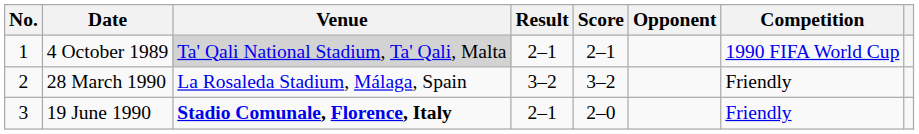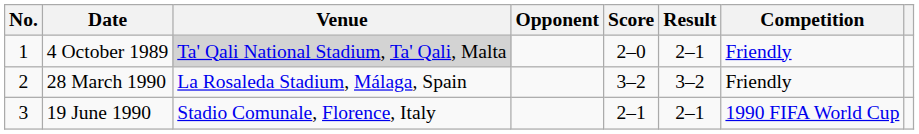columns swapped: (675, 19) <-> (542, 19)
(601, 50) 2–1 -> (631, 50) 2–0
(812, 50) 1990 FIFA World Cup -> (759, 50) Friendly
(315, 112) bold -> (307, 112) normal
(601, 112) 2–0 -> (631, 112) 2–1
(759, 112) Friendly -> (812, 112) 1990 FIFA World Cup
